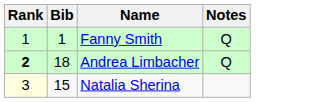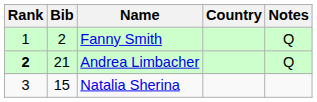+ column: (234, 16)
(62, 39) 1 -> (62, 39) 2
(62, 62) 18 -> (62, 62) 21
(26, 85) lightyellow background -> (26, 85) no background
